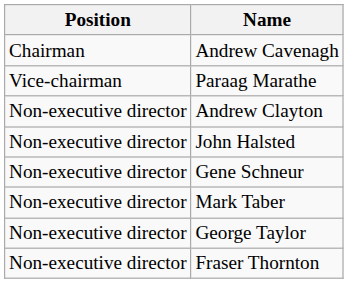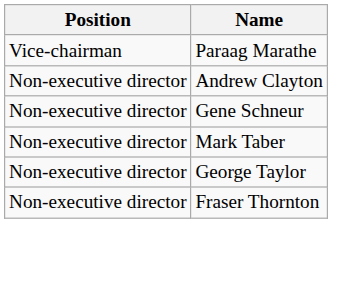- row: (267, 50)
- row: (245, 141)
